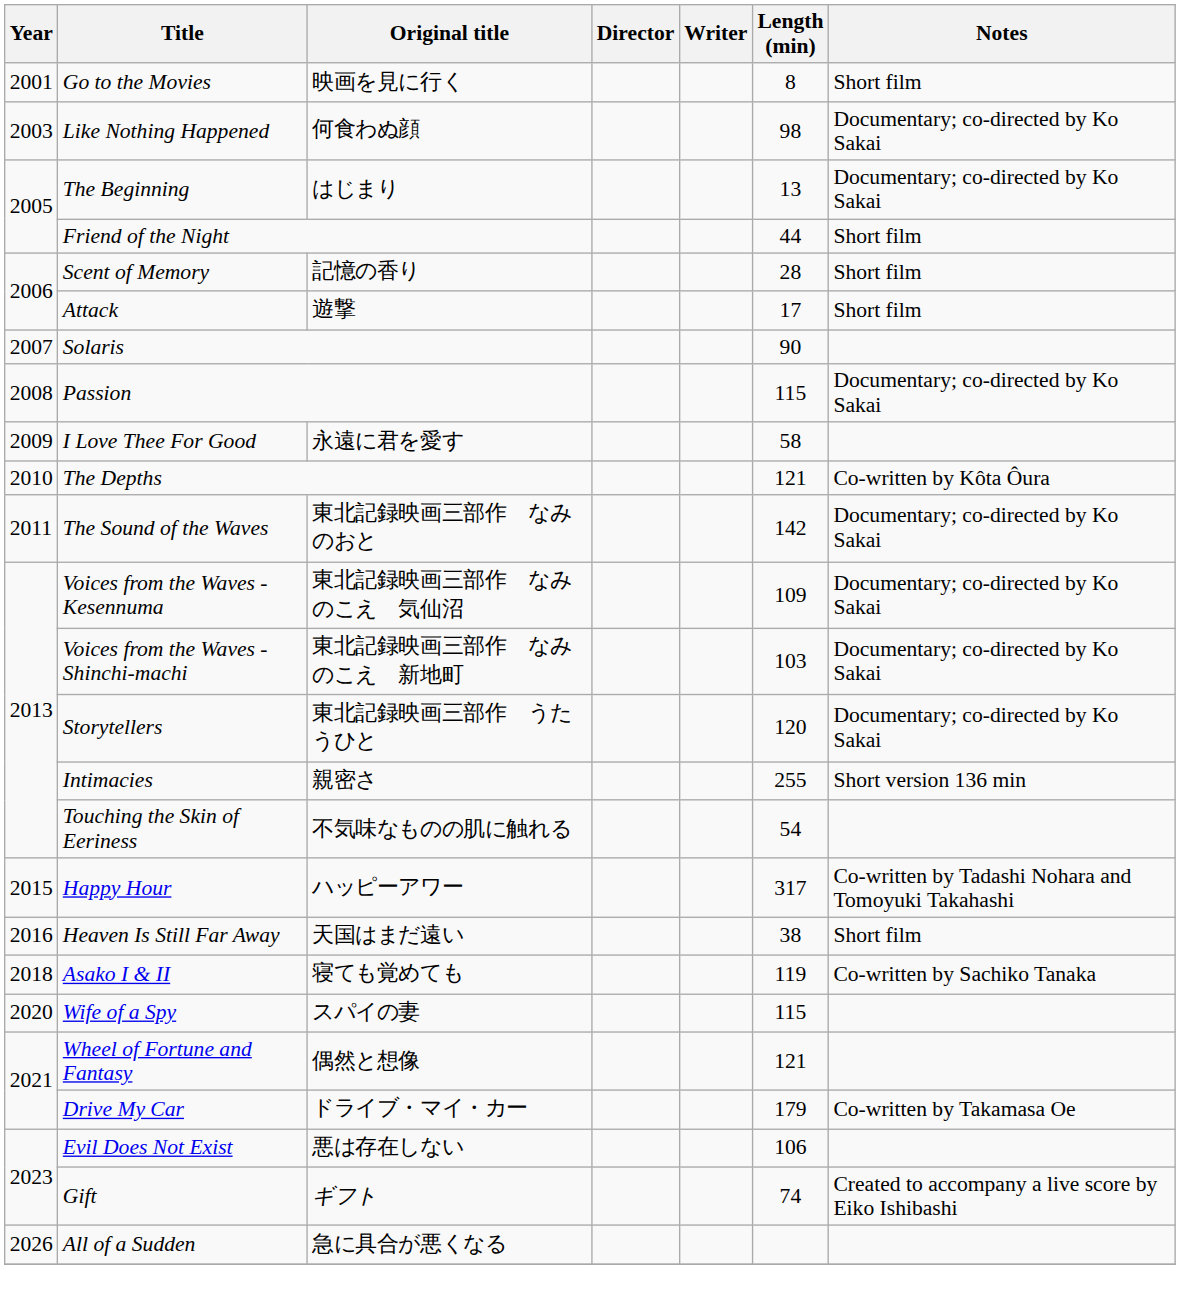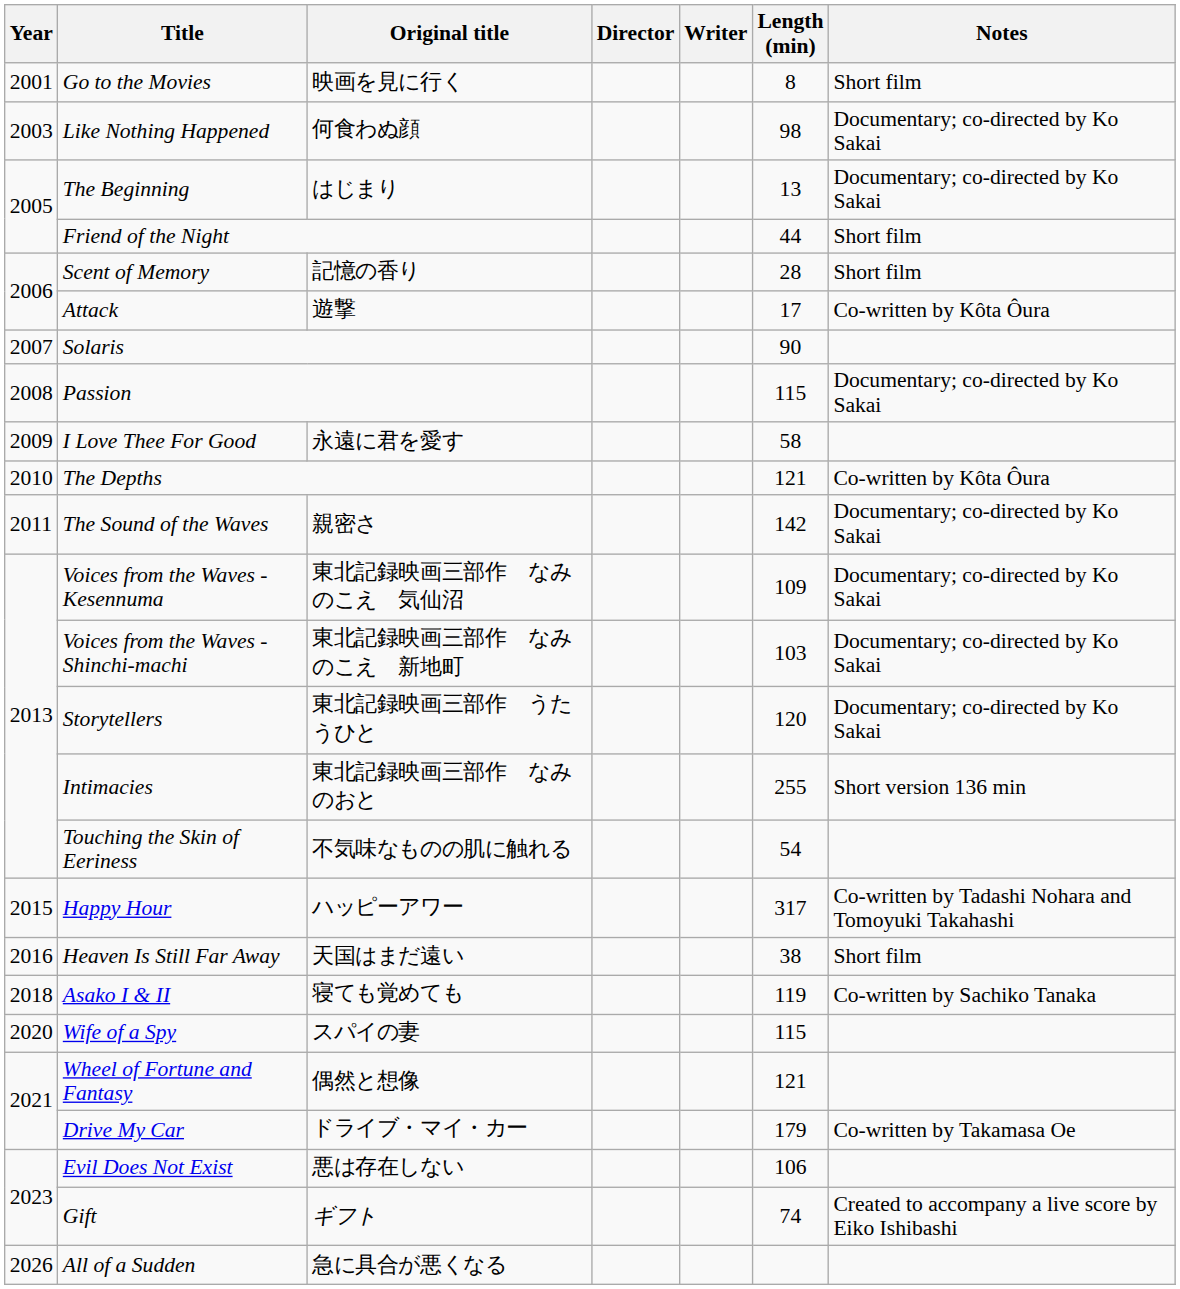(877, 310) Short film -> (942, 310) Co-written by Kôta Ôura
(442, 527) 東北記録映画三部作 なみのおと -> (344, 523) 親密さ
(344, 779) 親密さ -> (442, 785) 東北記録映画三部作 なみのおと
